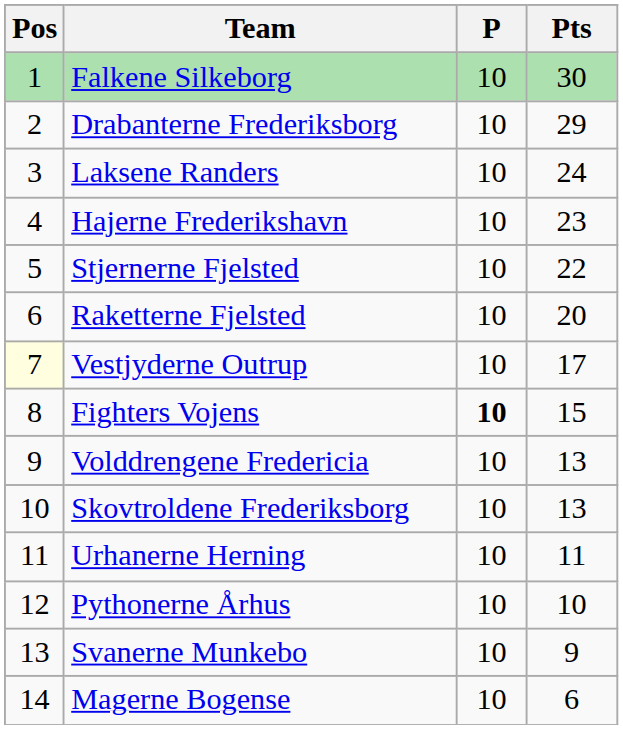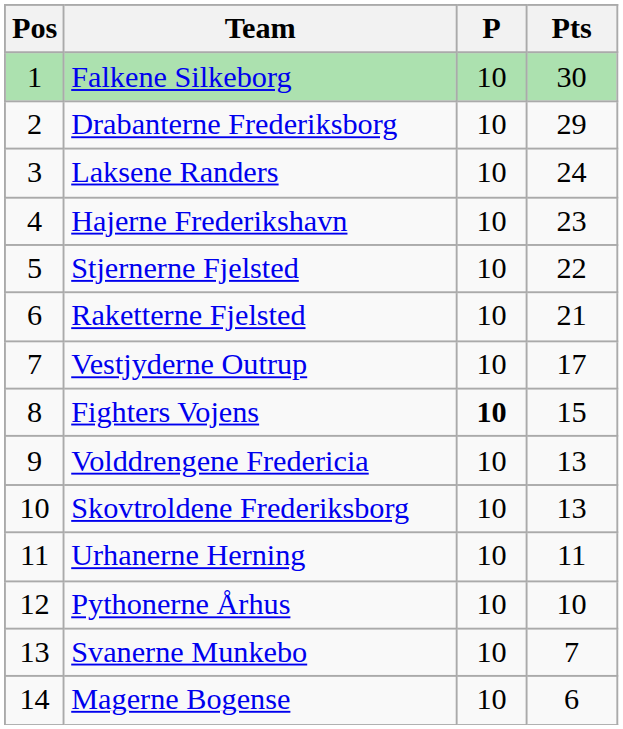(572, 316) 20 -> (572, 316) 21
(35, 364) lightyellow background -> (35, 364) no background
(572, 651) 9 -> (572, 651) 7
